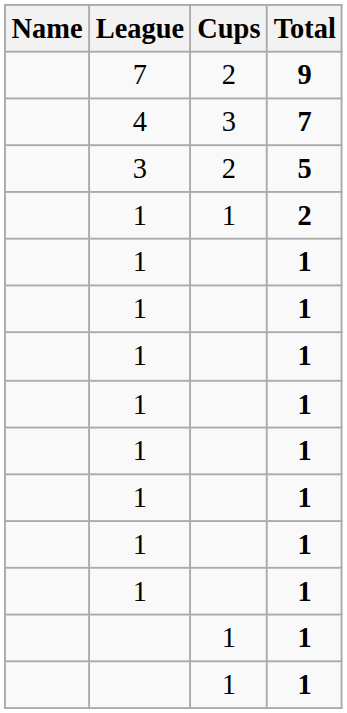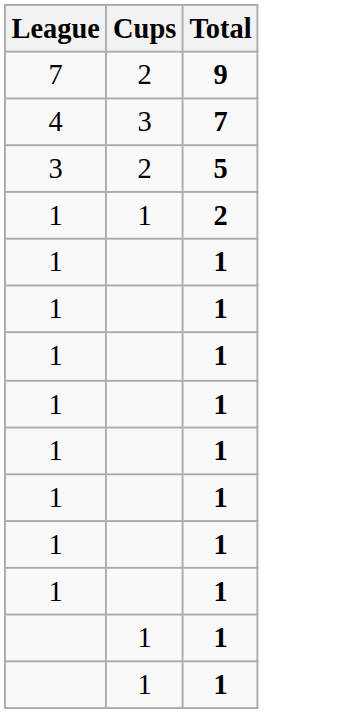- column: (47, 28)
